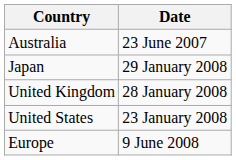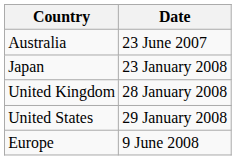(175, 67) 29 January 2008 -> (175, 67) 23 January 2008
(175, 117) 23 January 2008 -> (175, 117) 29 January 2008
